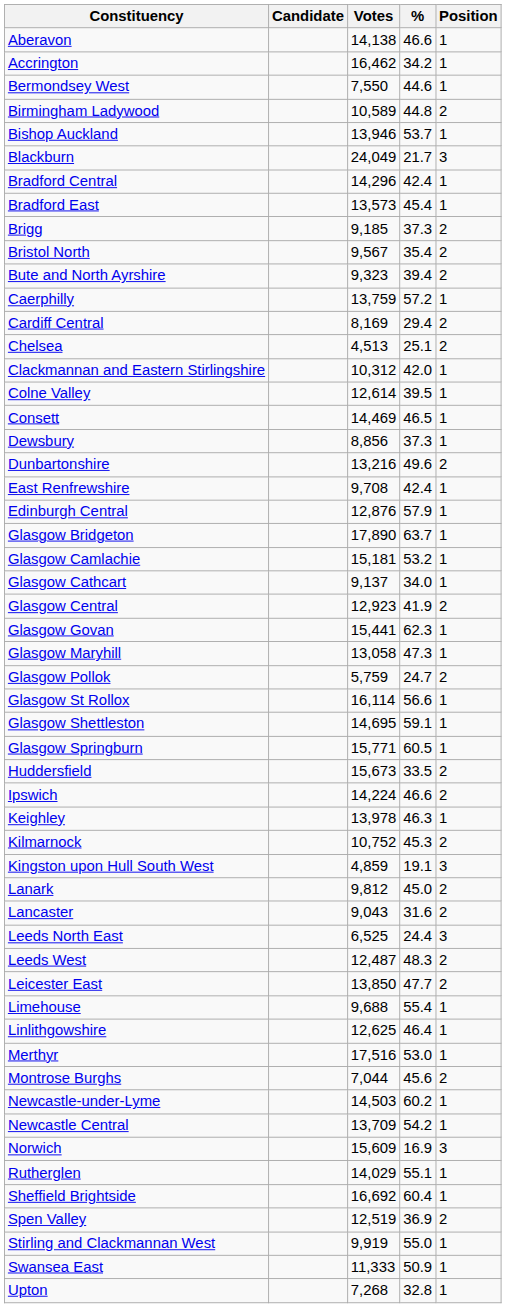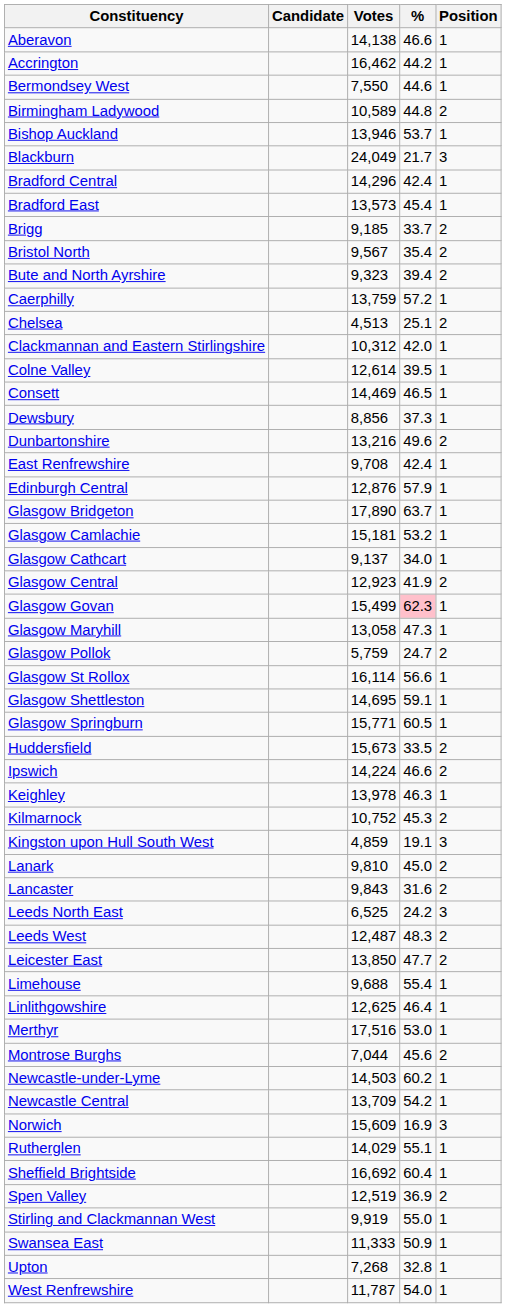(418, 63) 34.2 -> (418, 63) 44.2
(418, 228) 37.3 -> (418, 228) 33.7
- row: (56, 323)
(374, 629) 15,441 -> (374, 606) 15,499
(418, 629) no background -> (418, 606) pink background
(369, 889) 9,812 -> (369, 865) 9,810
(369, 913) 9,043 -> (369, 889) 9,843
(418, 936) 24.4 -> (418, 913) 24.2
+ row: (71, 1290)
